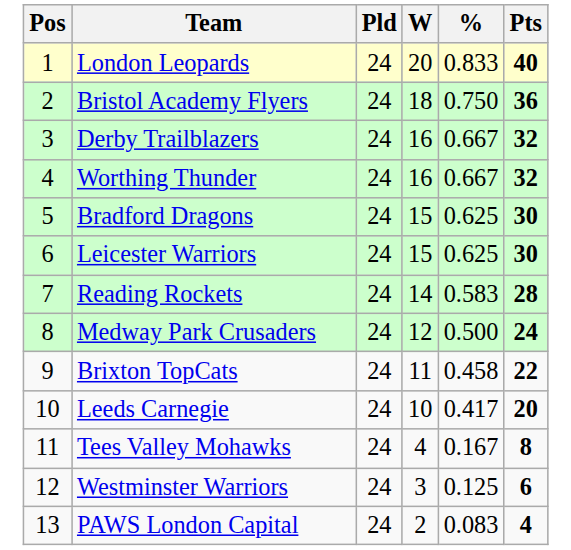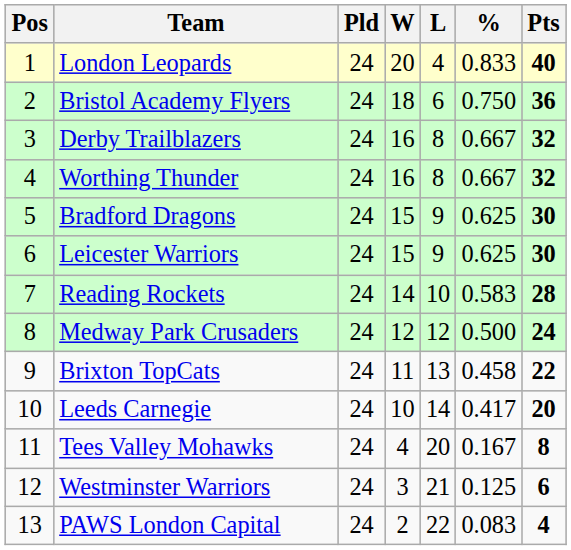+ column: (438, 23)
